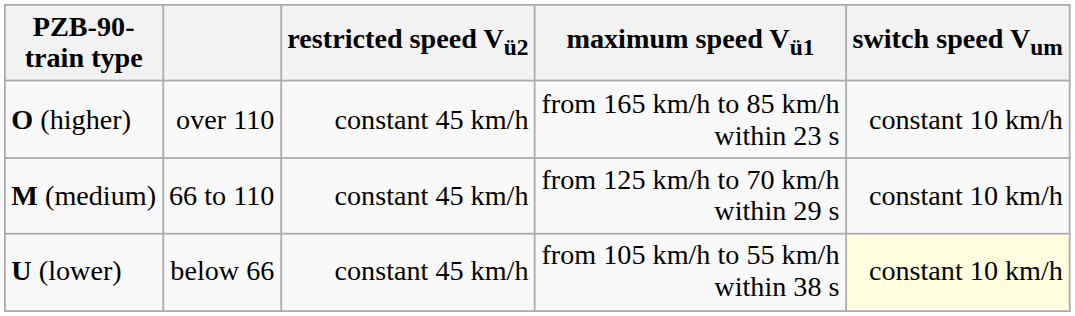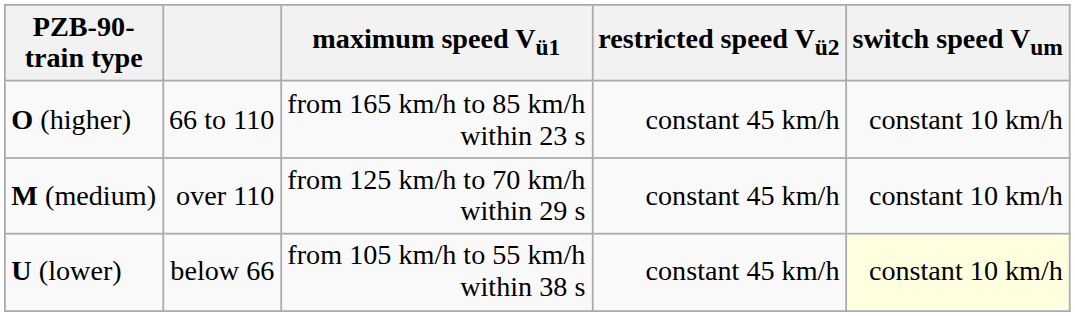columns swapped: (690, 42) <-> (408, 42)
(225, 119) over 110 -> (222, 119) 66 to 110
(222, 195) 66 to 110 -> (225, 195) over 110
